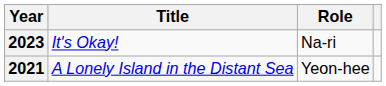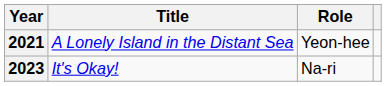rows swapped: (26, 68) <-> (26, 42)
